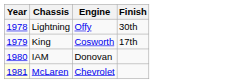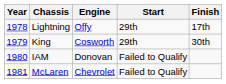+ column: (153, 12)
(128, 27) 30th -> (201, 27) 17th
(128, 42) 17th -> (201, 42) 30th
